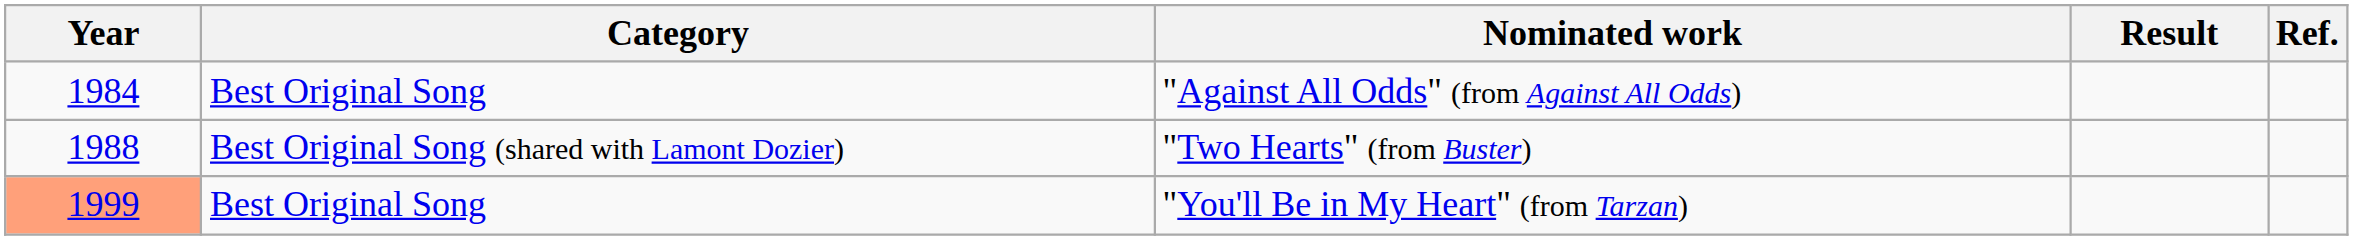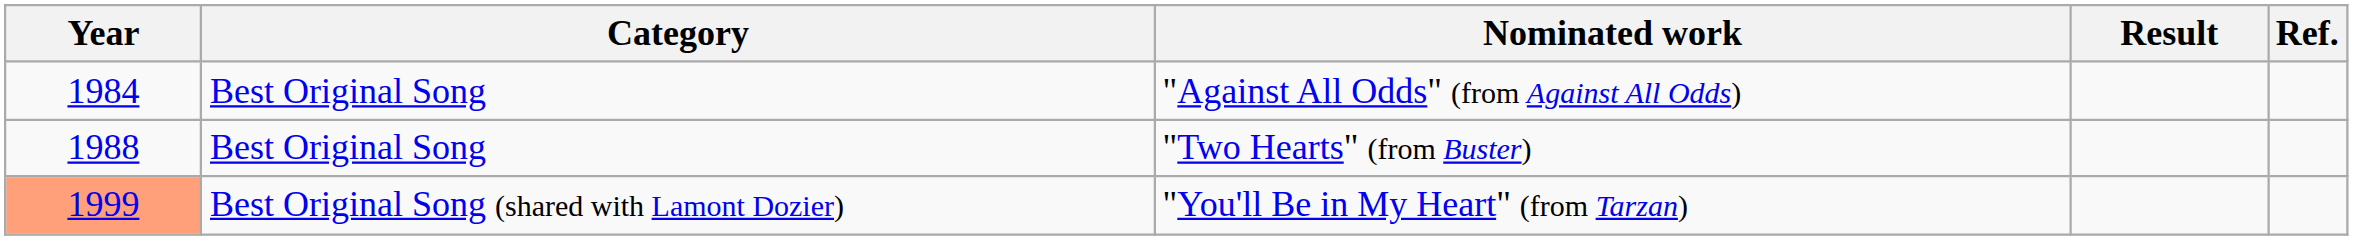(527, 147) Best Original Song (shared with Lamont Dozier) -> (348, 147) Best Original Song
(348, 204) Best Original Song -> (527, 204) Best Original Song (shared with Lamont Dozier)
